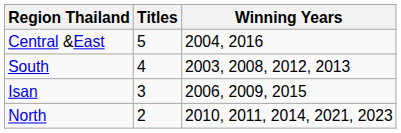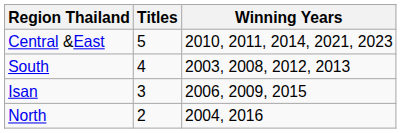(224, 42) 2004, 2016 -> (289, 42) 2010, 2011, 2014, 2021, 2023
(289, 116) 2010, 2011, 2014, 2021, 2023 -> (224, 116) 2004, 2016
